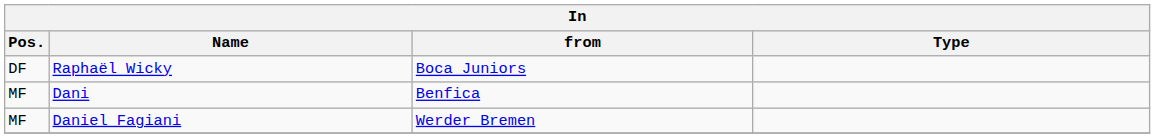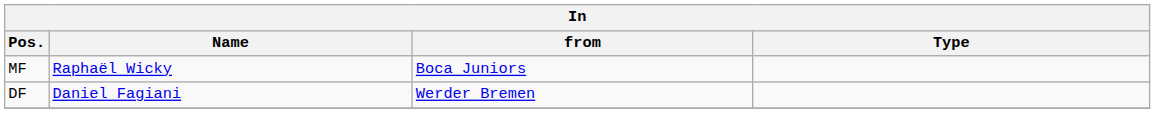(18, 69) DF -> (18, 69) MF
- row: (71, 94)
(18, 120) MF -> (18, 94) DF
